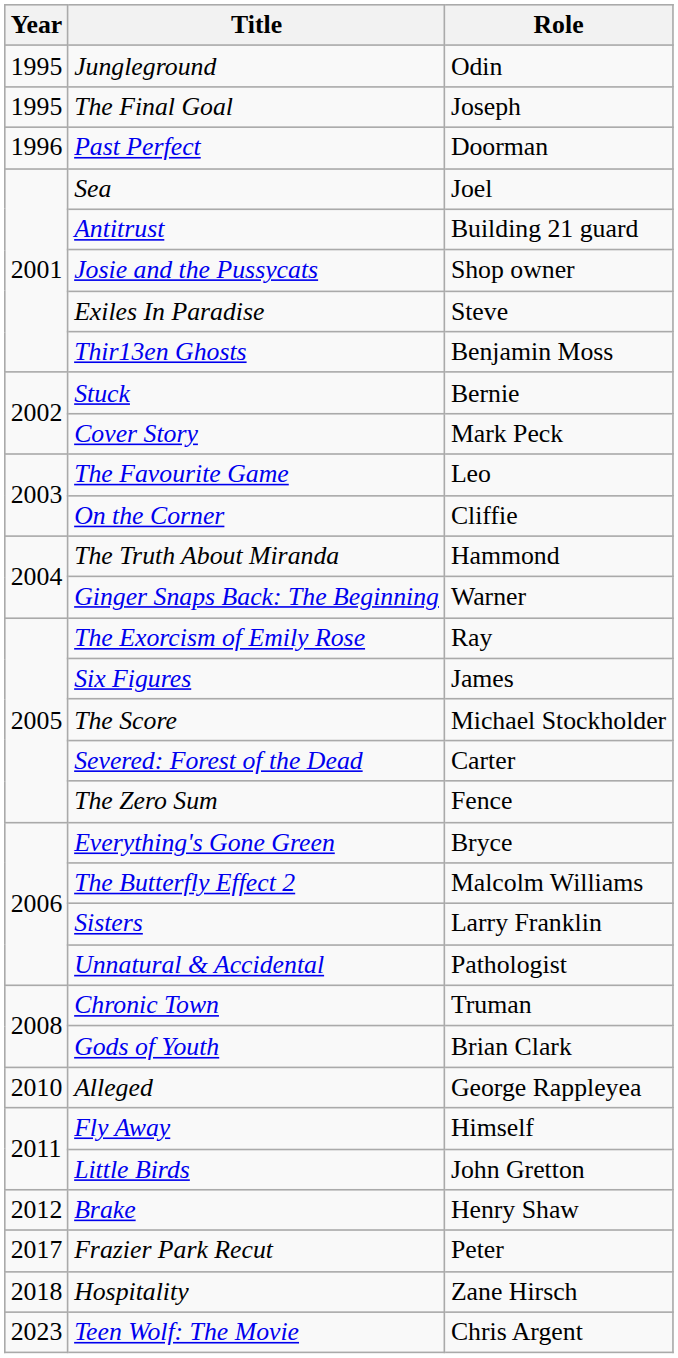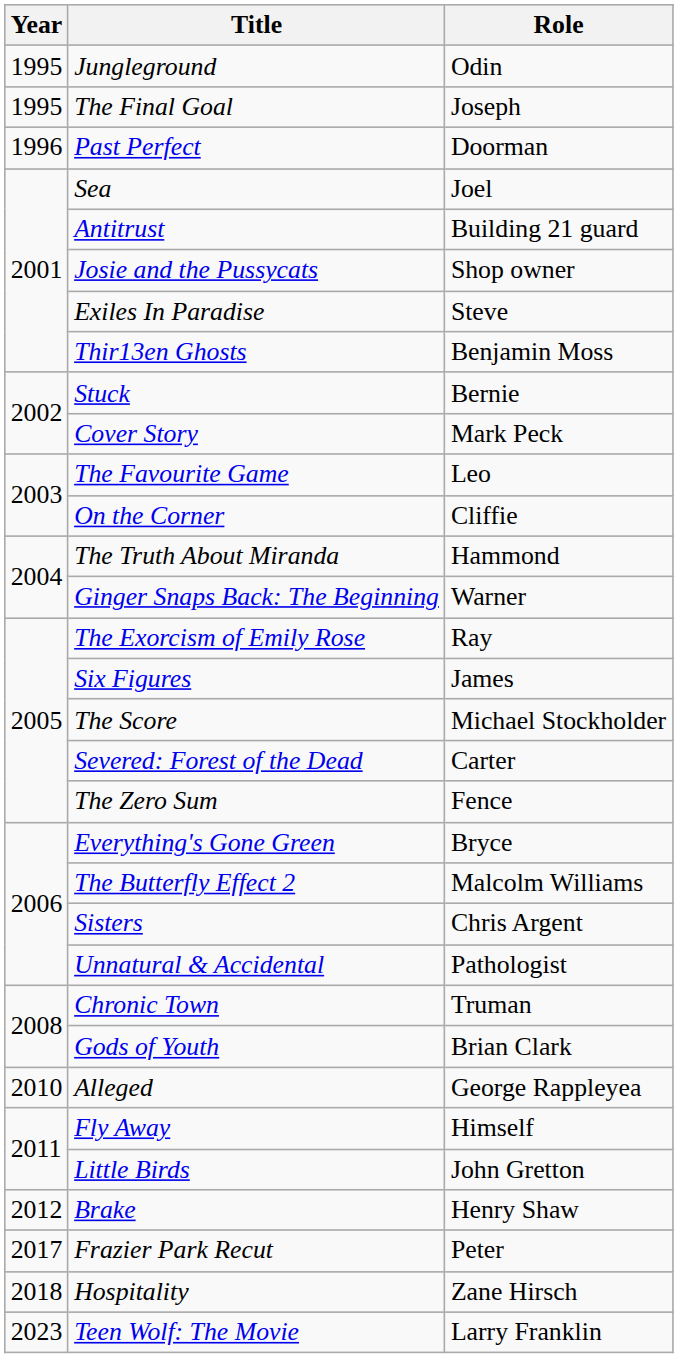(526, 923) Larry Franklin -> (517, 923) Chris Argent
(517, 1332) Chris Argent -> (526, 1332) Larry Franklin
